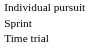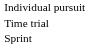rows swapped: (18, 23) <-> (26, 38)
